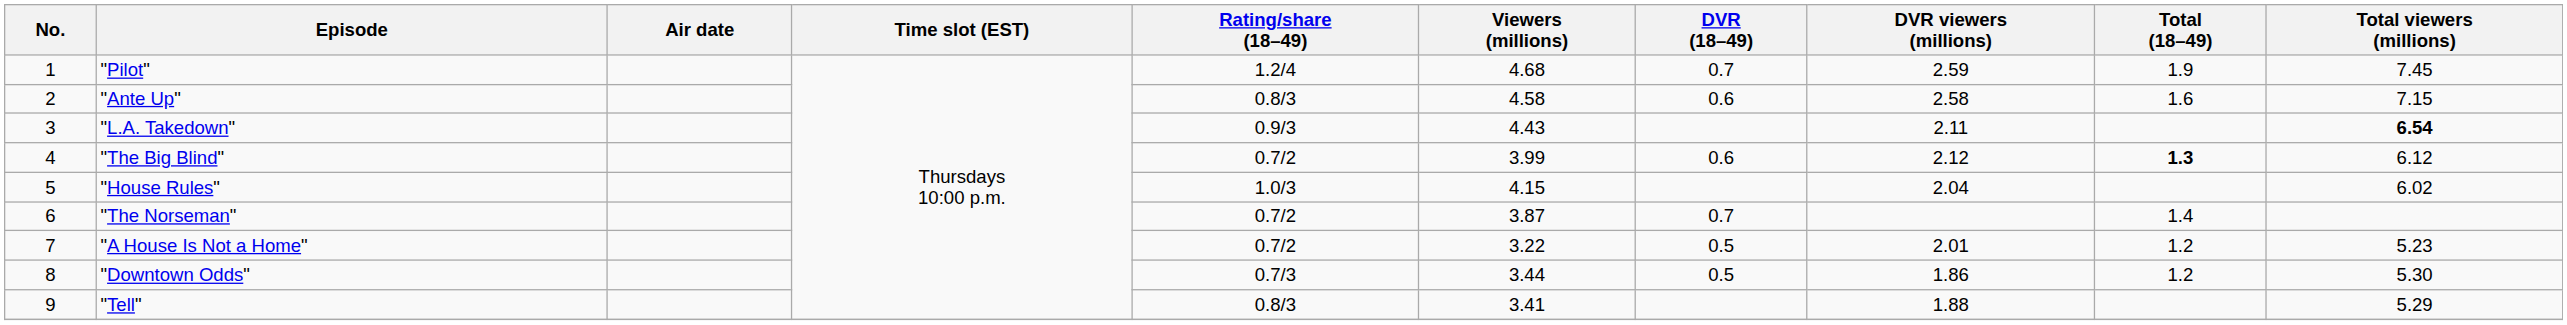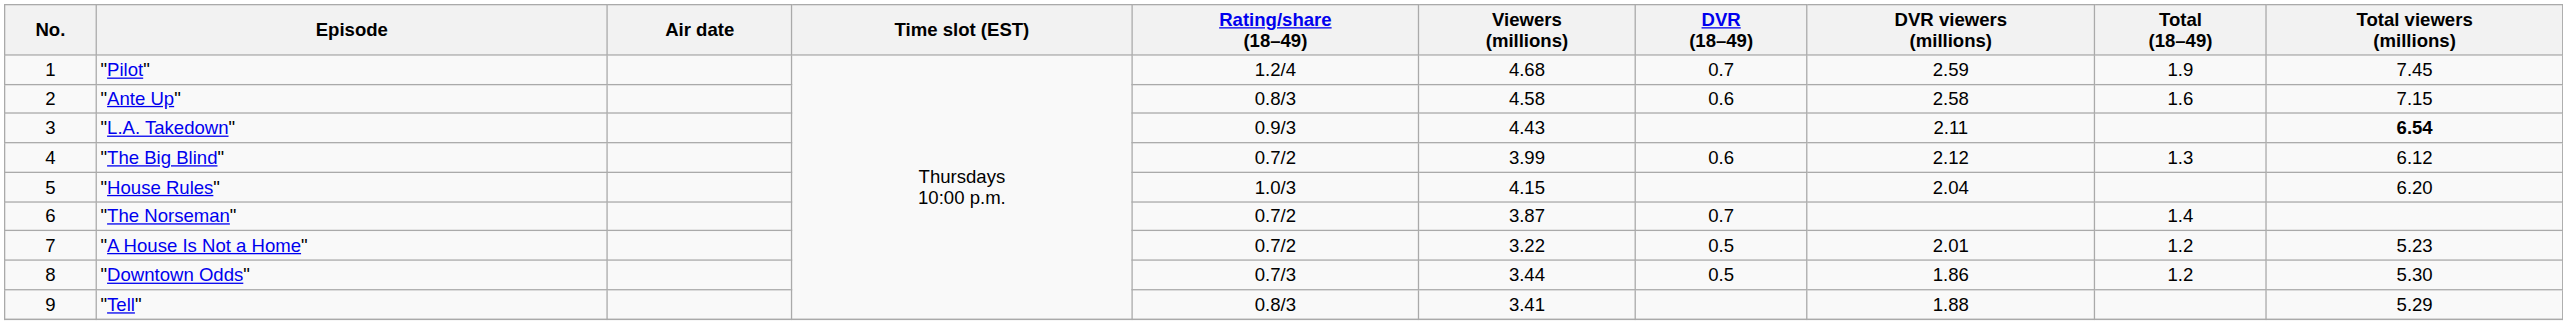(2180, 158) bold -> (2180, 158) normal
(2415, 187) 6.02 -> (2415, 187) 6.20
